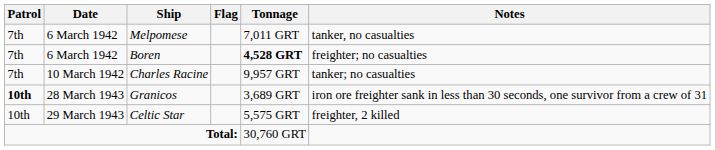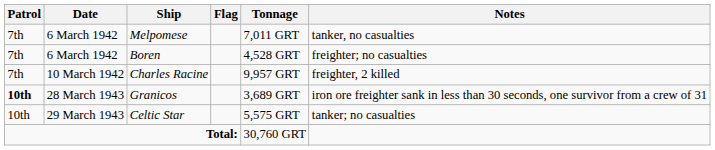(273, 54) bold -> (272, 54) normal
(363, 74) tanker; no casualties -> (356, 74) freighter, 2 killed
(356, 114) freighter, 2 killed -> (363, 114) tanker; no casualties
